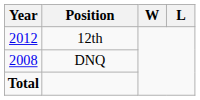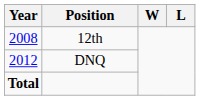(23, 38) 2012 -> (23, 38) 2008
(23, 60) 2008 -> (23, 60) 2012
